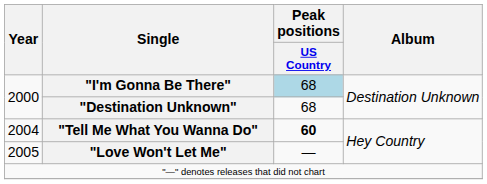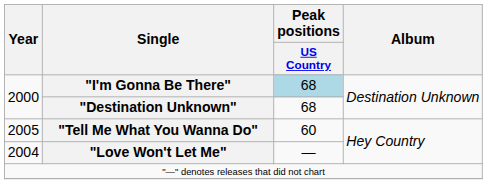(23, 130) 2004 -> (23, 130) 2005
(309, 130) bold -> (309, 130) normal
(23, 152) 2005 -> (23, 152) 2004
